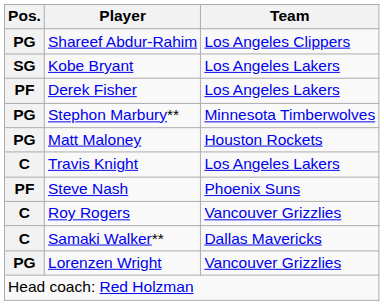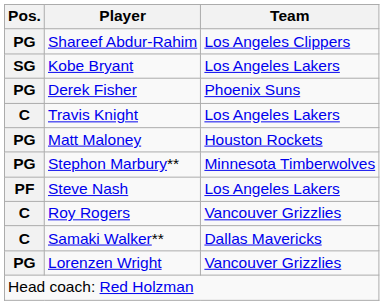(24, 90) PF -> (24, 90) PG
(272, 90) Los Angeles Lakers -> (252, 90) Phoenix Suns
rows swapped: (93, 164) <-> (114, 115)
(252, 189) Phoenix Suns -> (272, 189) Los Angeles Lakers
